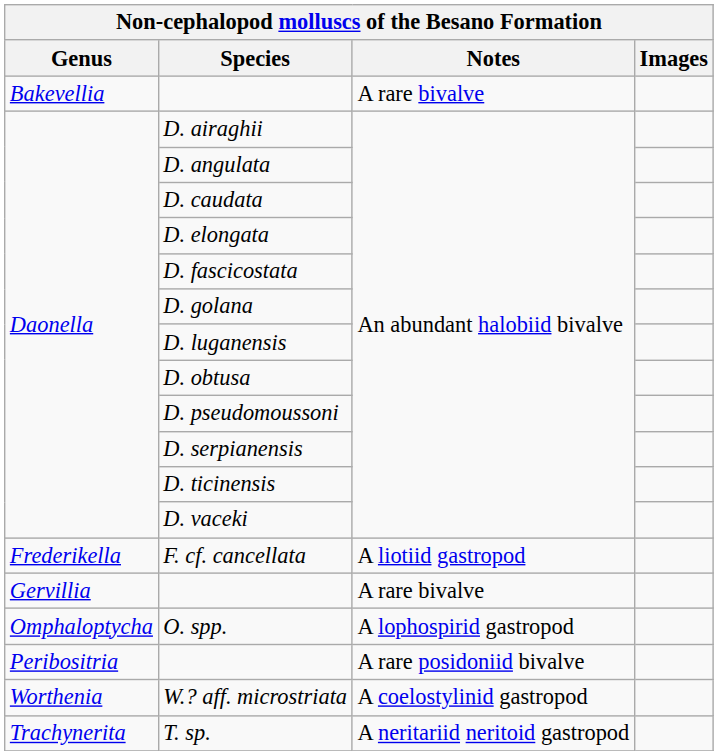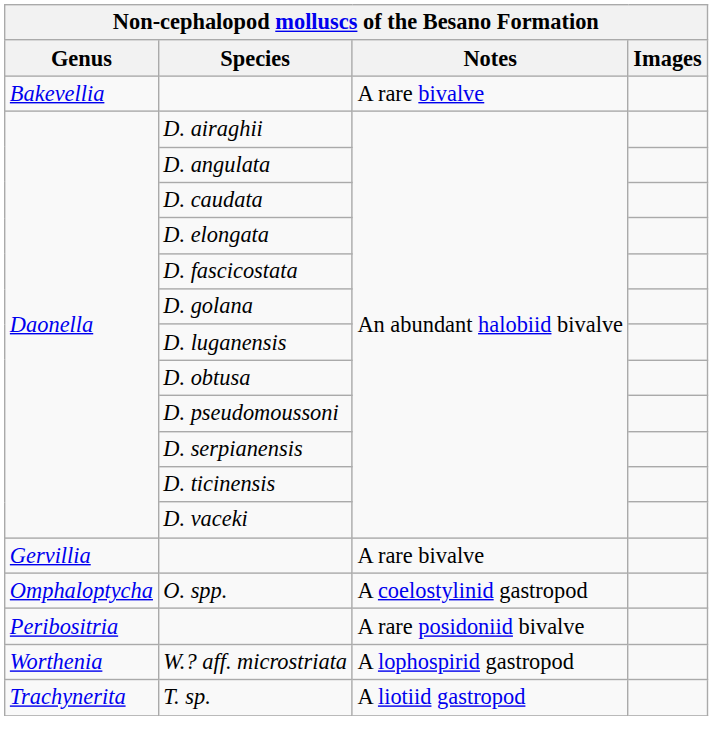- row: (65, 555)
(466, 626) A lophospirid gastropod -> (472, 590) A coelostylinid gastropod
(472, 697) A coelostylinid gastropod -> (466, 661) A lophospirid gastropod
(493, 732) A neritariid neritoid gastropod -> (441, 697) A liotiid gastropod
